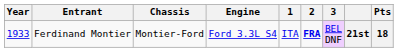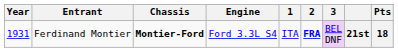(18, 34) 1933 -> (18, 34) 1931
(170, 34) normal -> (170, 34) bold
